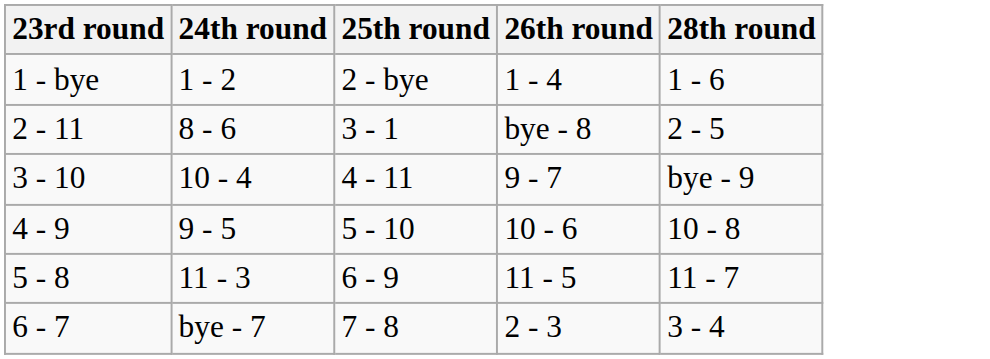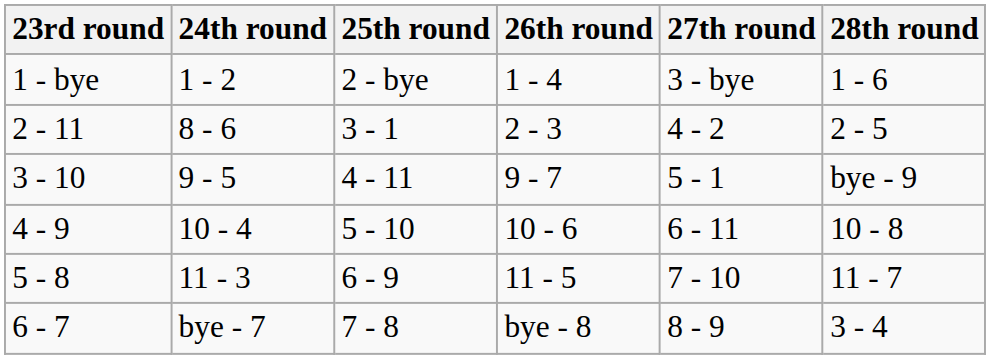+ column: (741, 29)
(548, 128) bye - 8 -> (533, 128) 2 - 3
(215, 178) 10 - 4 -> (207, 178) 9 - 5
(207, 228) 9 - 5 -> (215, 228) 10 - 4
(533, 327) 2 - 3 -> (548, 327) bye - 8
